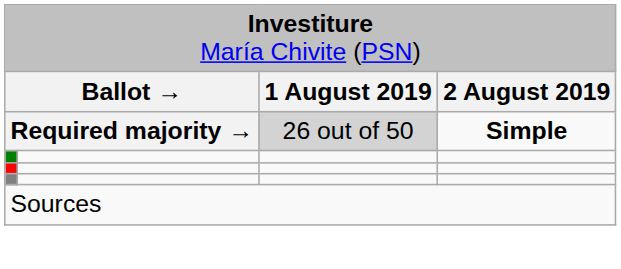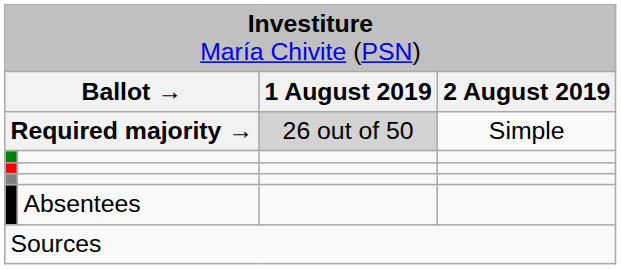(527, 130) bold -> (527, 130) normal
+ row: (11, 205)
